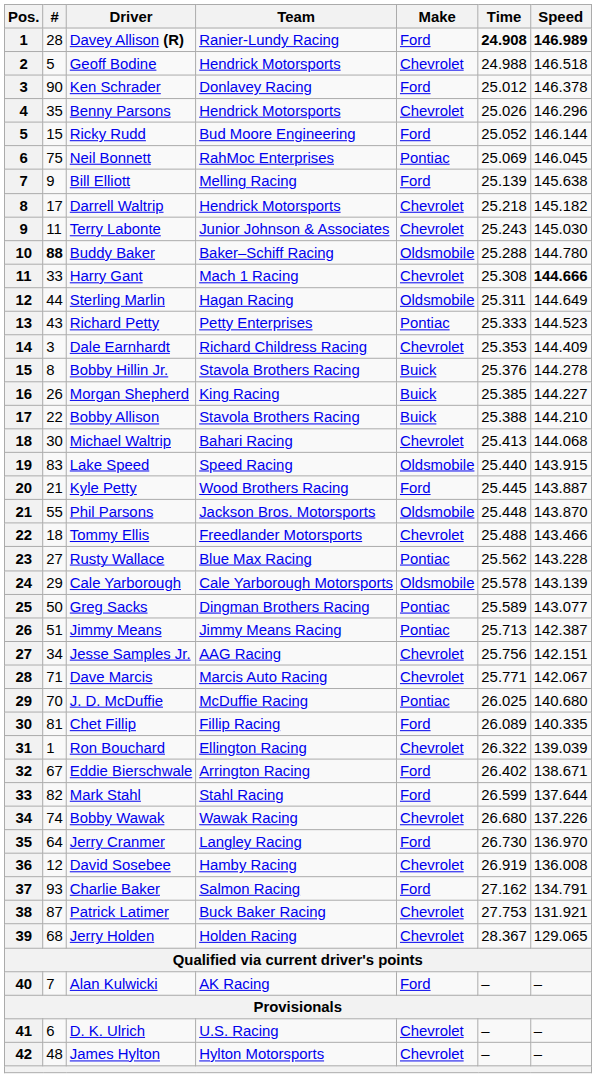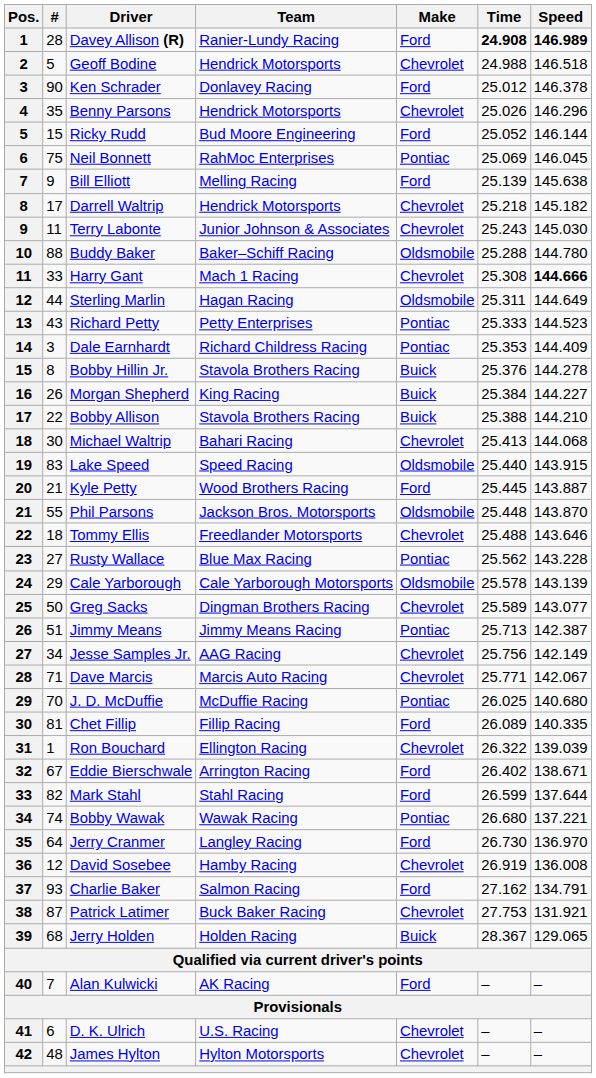(55, 252) bold -> (55, 252) normal
(432, 347) Chevrolet -> (425, 347) Pontiac
(504, 394) 25.385 -> (504, 394) 25.384
(561, 535) 143.466 -> (561, 535) 143.646
(425, 606) Pontiac -> (432, 606) Chevrolet
(561, 653) 142.151 -> (561, 653) 142.149
(432, 818) Chevrolet -> (425, 818) Pontiac
(561, 818) 137.226 -> (561, 818) 137.221
(432, 936) Chevrolet -> (418, 936) Buick
